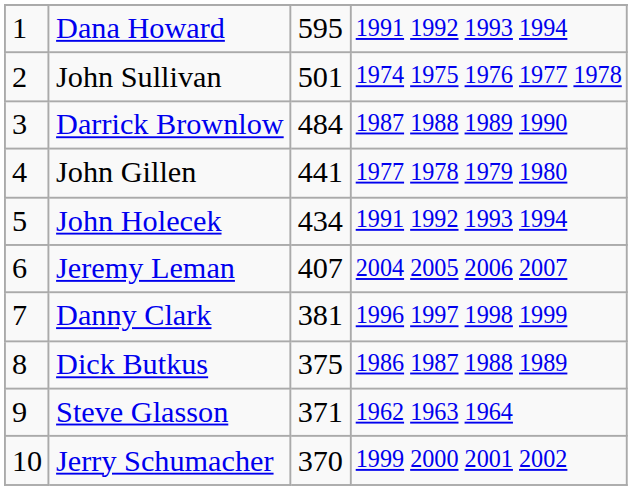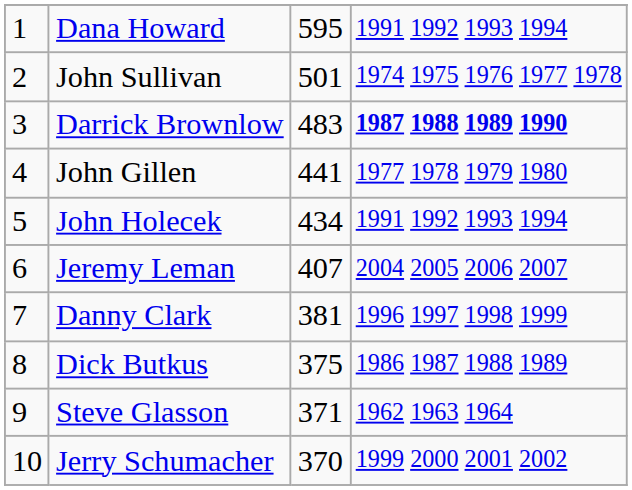(320, 124) 484 -> (320, 124) 483
(462, 124) normal -> (462, 124) bold
